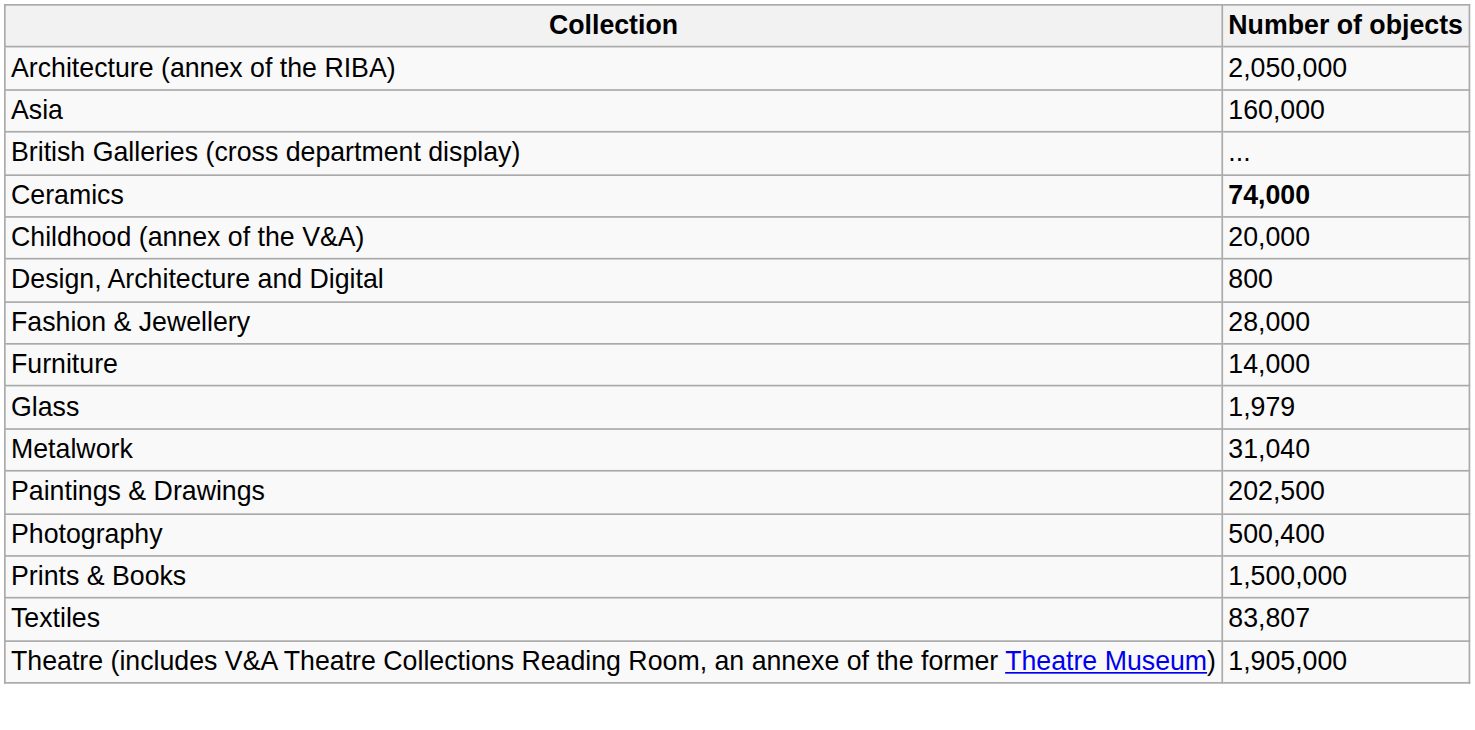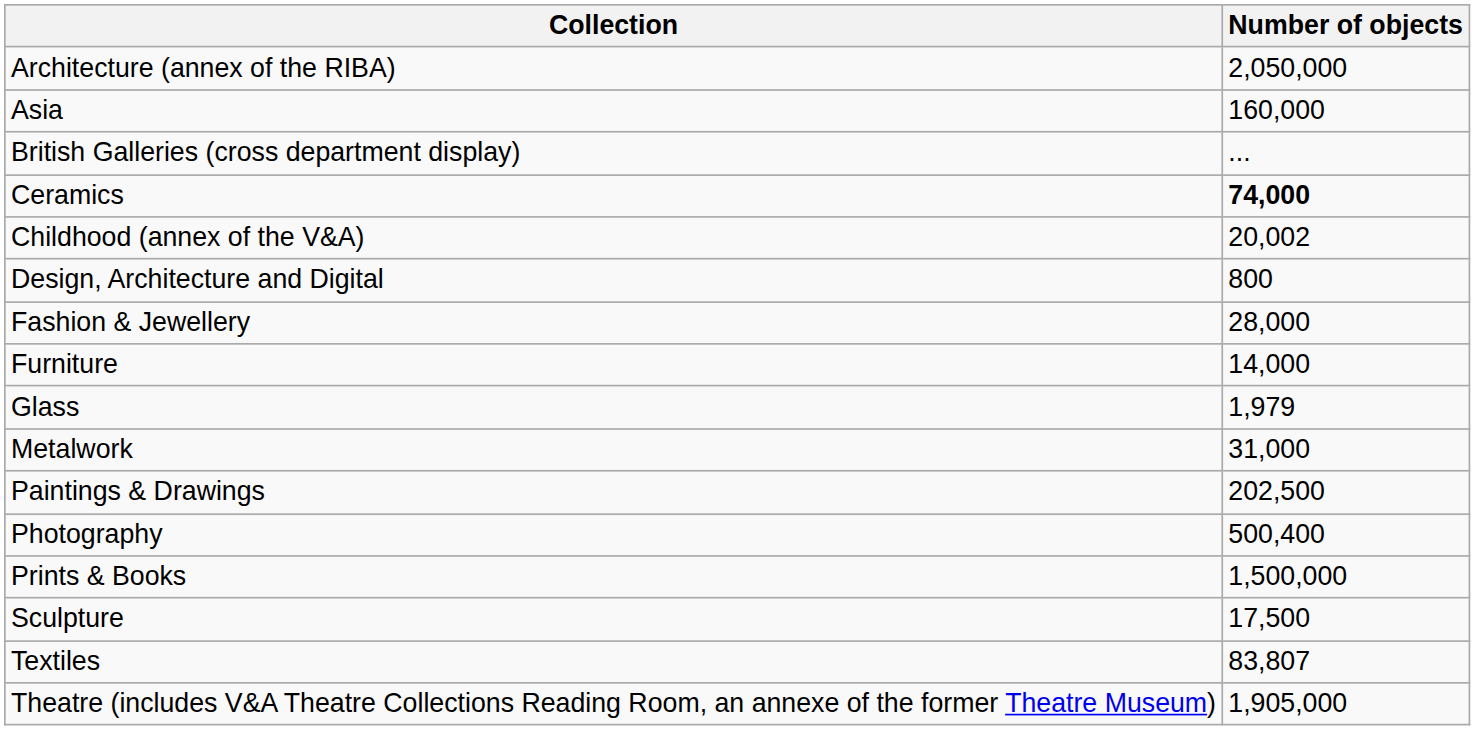(1269, 237) 20,000 -> (1269, 237) 20,002
(1269, 449) 31,040 -> (1269, 449) 31,000
+ row: (67, 618)
